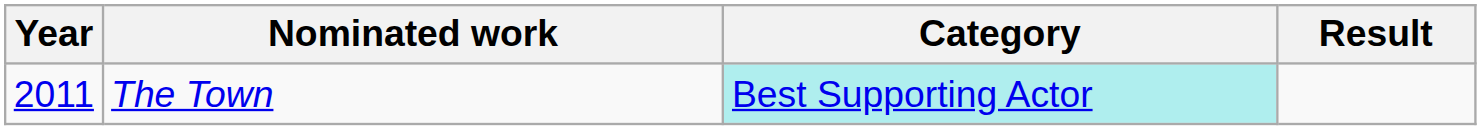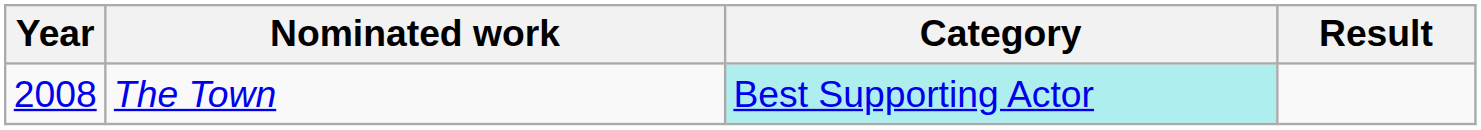(54, 93) 2011 -> (55, 93) 2008
